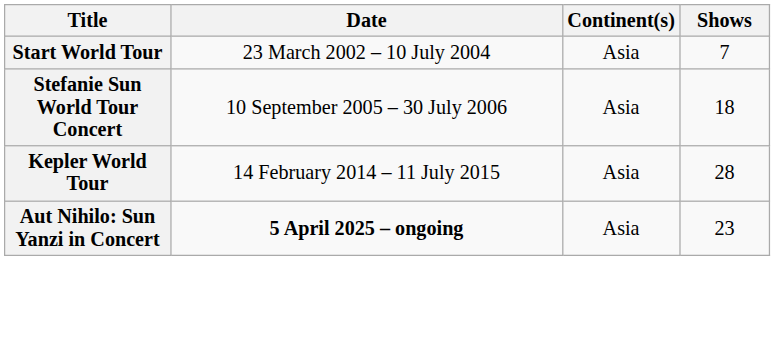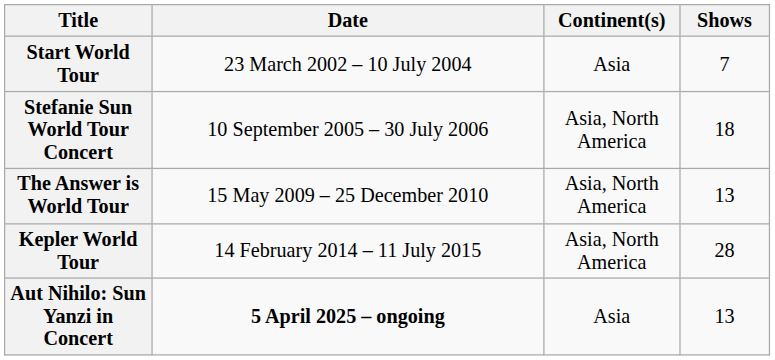(621, 107) Asia -> (612, 129) Asia, North America
+ row: (78, 195)
(621, 173) Asia -> (612, 250) Asia, North America
(724, 227) 23 -> (724, 316) 13
